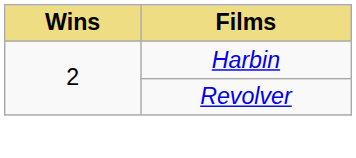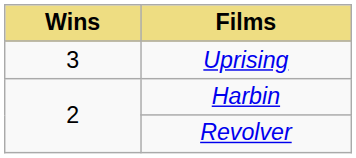+ row: (246, 59)
